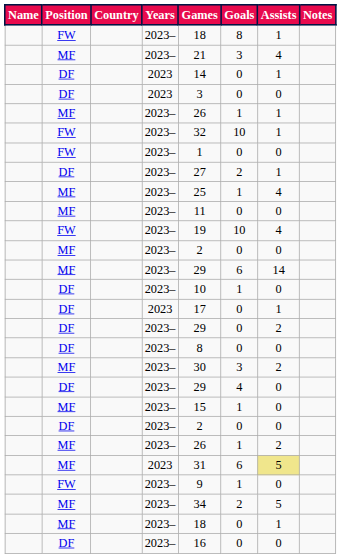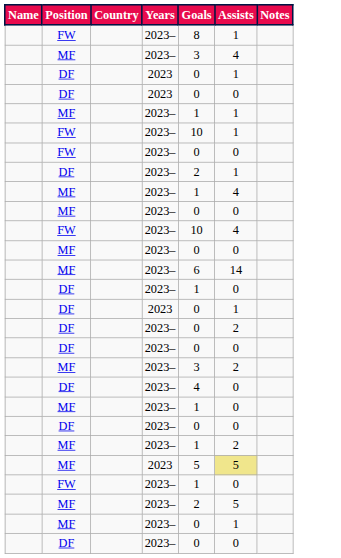- column: (200, 15)
(239, 465) 6 -> (197, 465) 5
